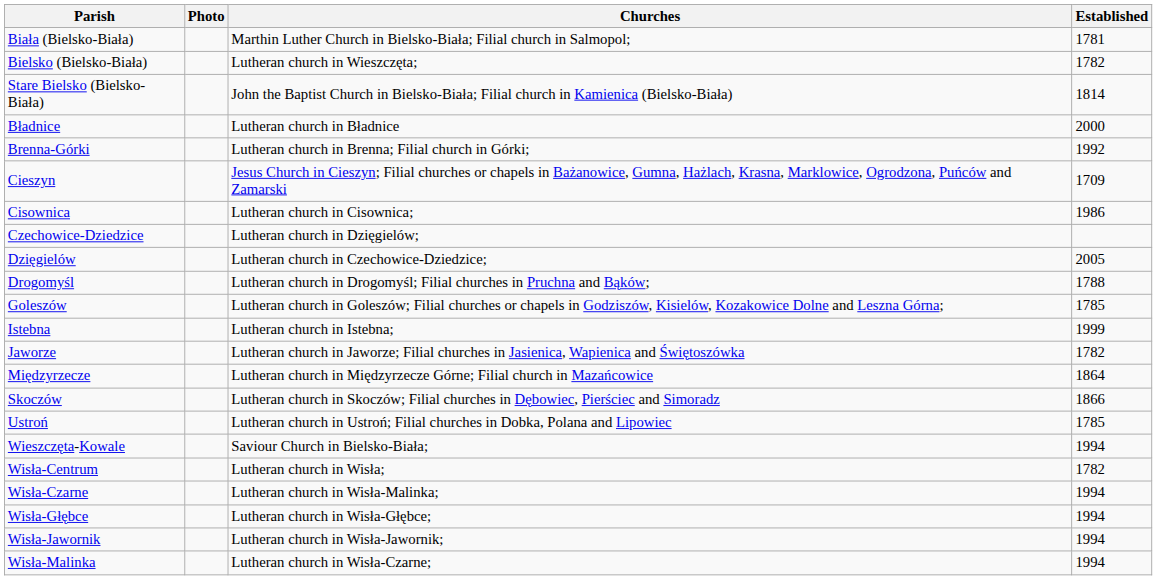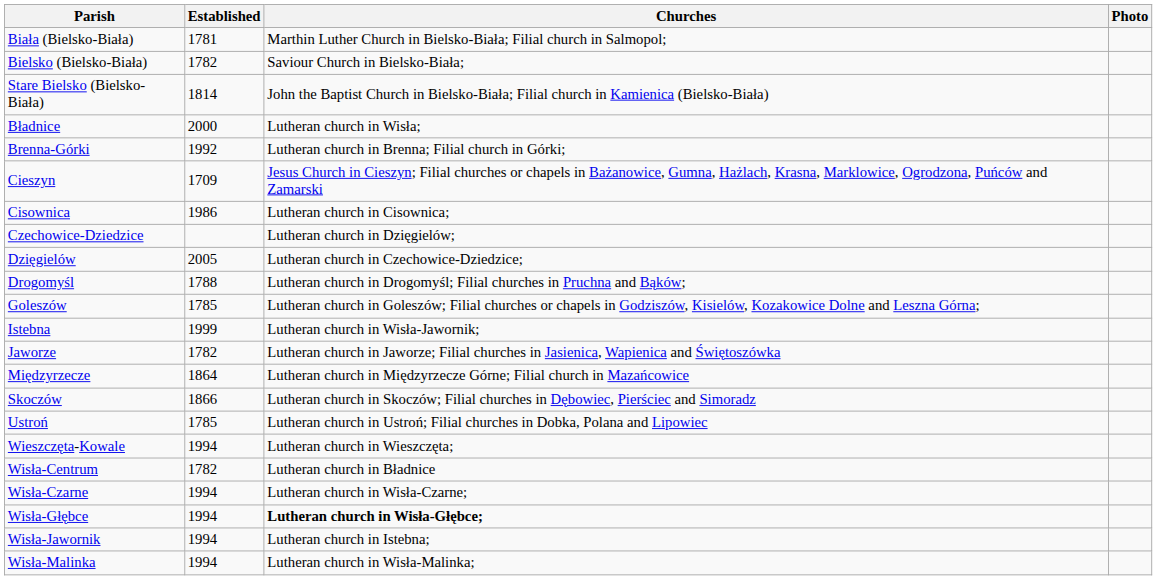columns swapped: (1112, 16) <-> (206, 16)
(324, 62) Lutheran church in Wieszczęta; -> (366, 62) Saviour Church in Bielsko-Biała;
(315, 126) Lutheran church in Bładnice -> (344, 126) Lutheran church in Wisła;
(312, 329) Lutheran church in Istebna; -> (373, 329) Lutheran church in Wisła-Jawornik;
(330, 446) Saviour Church in Bielsko-Biała; -> (360, 446) Lutheran church in Wieszczęta;
(308, 469) Lutheran church in Wisła; -> (351, 469) Lutheran church in Bładnice
(335, 492) Lutheran church in Wisła-Malinka; -> (367, 492) Lutheran church in Wisła-Czarne;
(331, 516) normal -> (375, 516) bold
(337, 539) Lutheran church in Wisła-Jawornik; -> (348, 539) Lutheran church in Istebna;
(331, 562) Lutheran church in Wisła-Czarne; -> (371, 562) Lutheran church in Wisła-Malinka;
